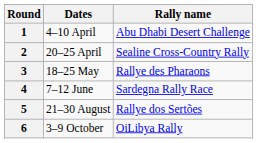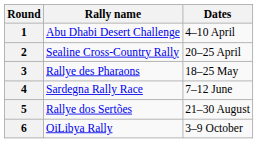columns swapped: (78, 13) <-> (183, 13)
